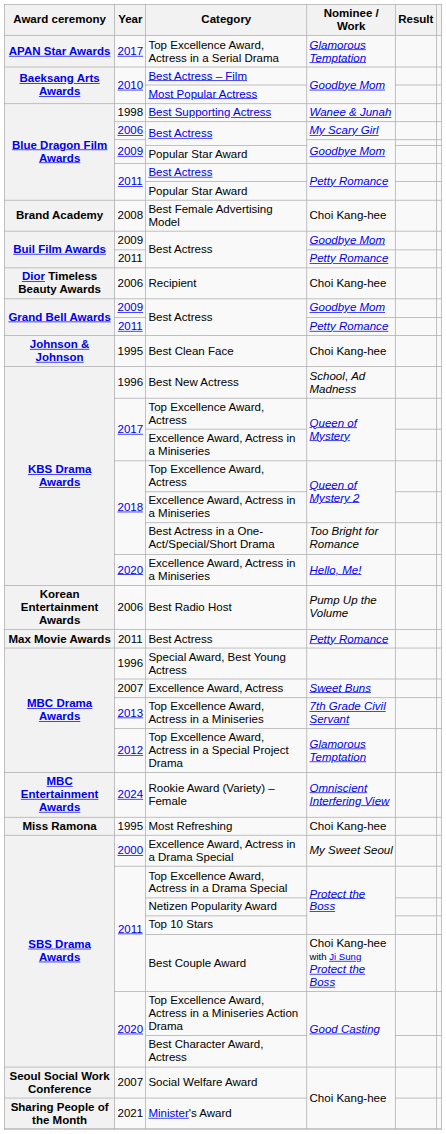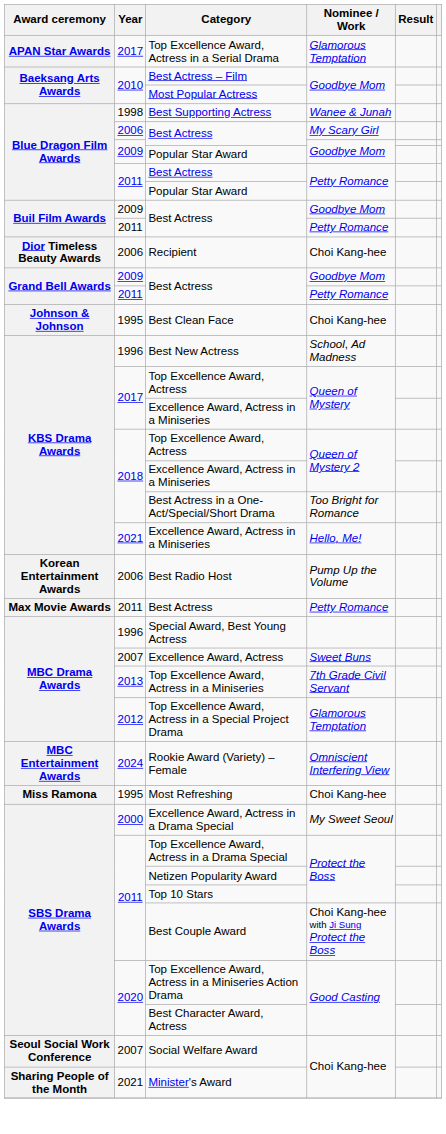- row: (211, 215)
(130, 569) 2020 -> (130, 538) 2021
